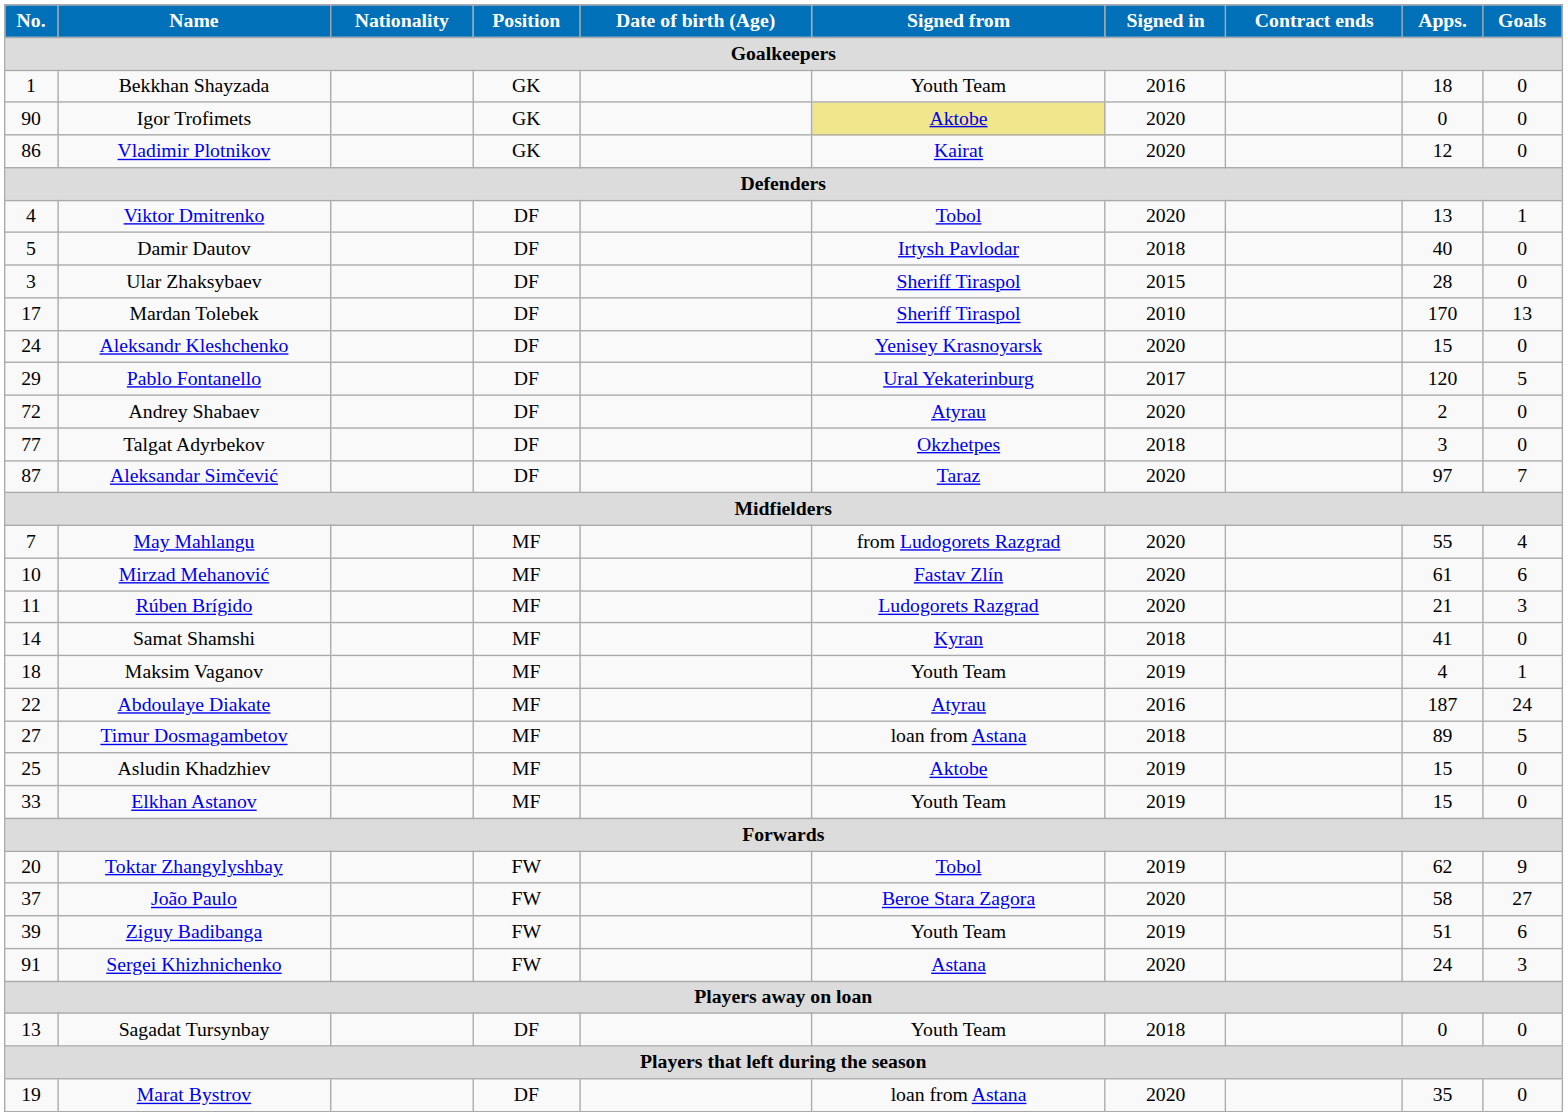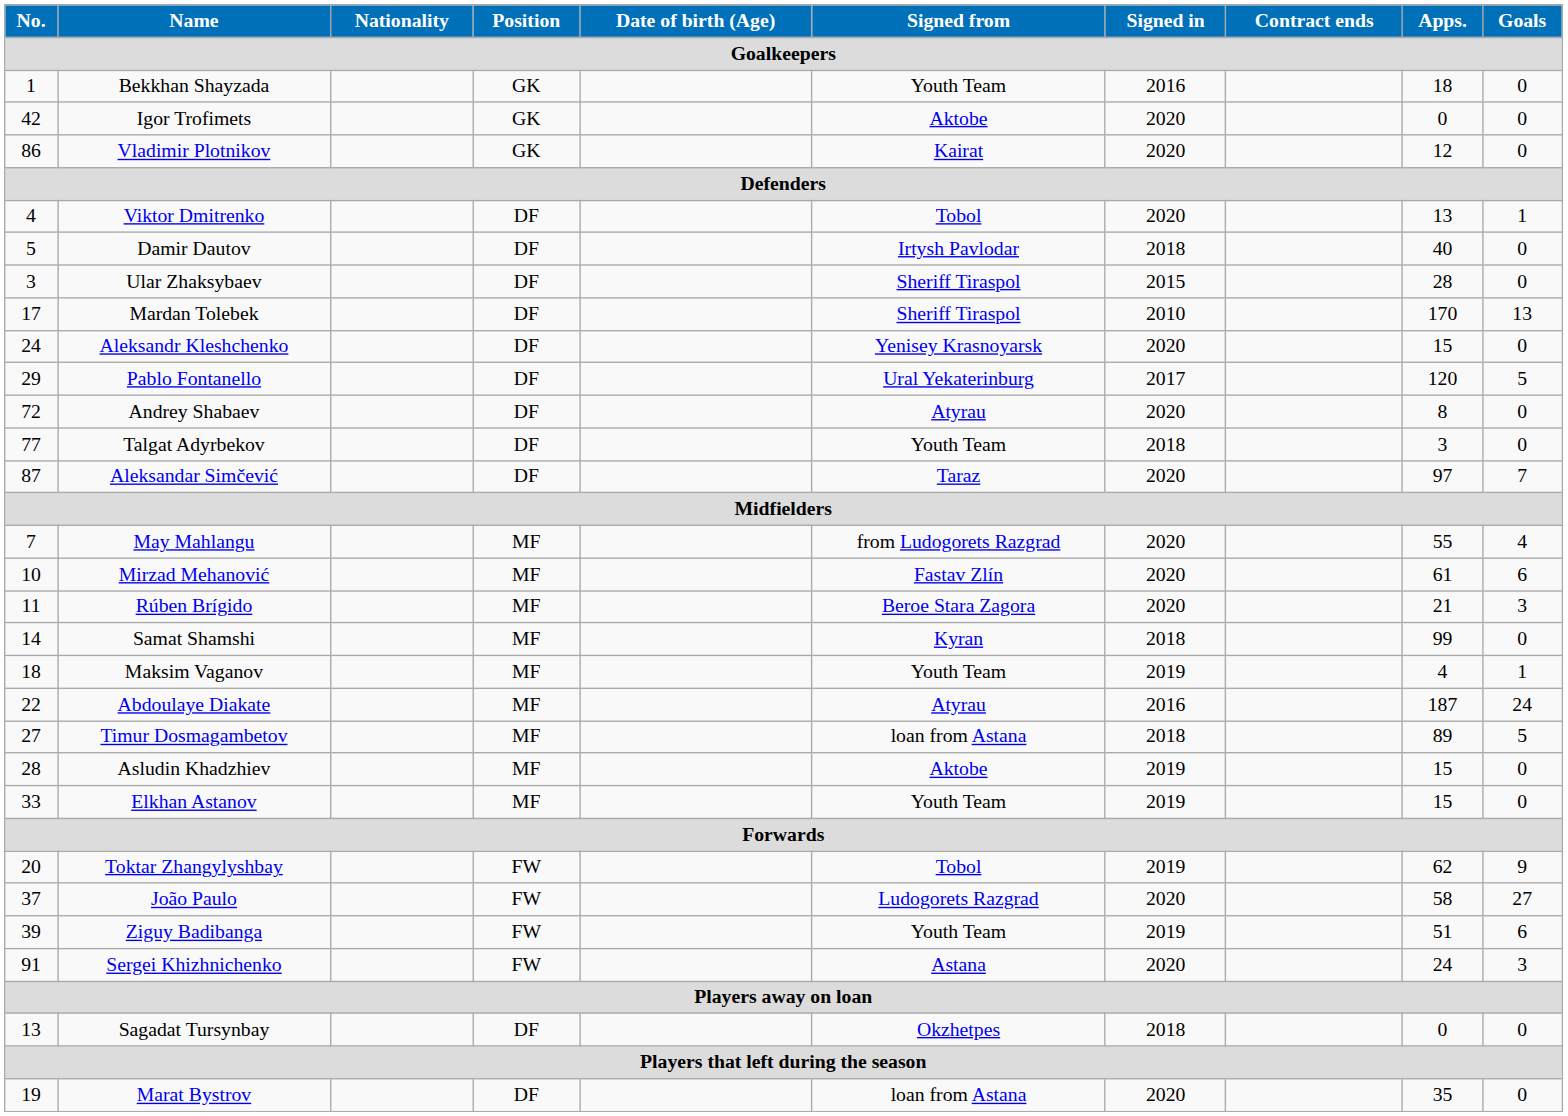(31, 118) 90 -> (31, 118) 42
(959, 118) khaki background -> (959, 118) no background
(1443, 411) 2 -> (1443, 411) 8
(959, 444) Okzhetpes -> (959, 444) Youth Team
(959, 606) Ludogorets Razgrad -> (959, 606) Beroe Stara Zagora
(1443, 639) 41 -> (1443, 639) 99
(31, 769) 25 -> (31, 769) 28
(959, 899) Beroe Stara Zagora -> (959, 899) Ludogorets Razgrad
(959, 1029) Youth Team -> (959, 1029) Okzhetpes
